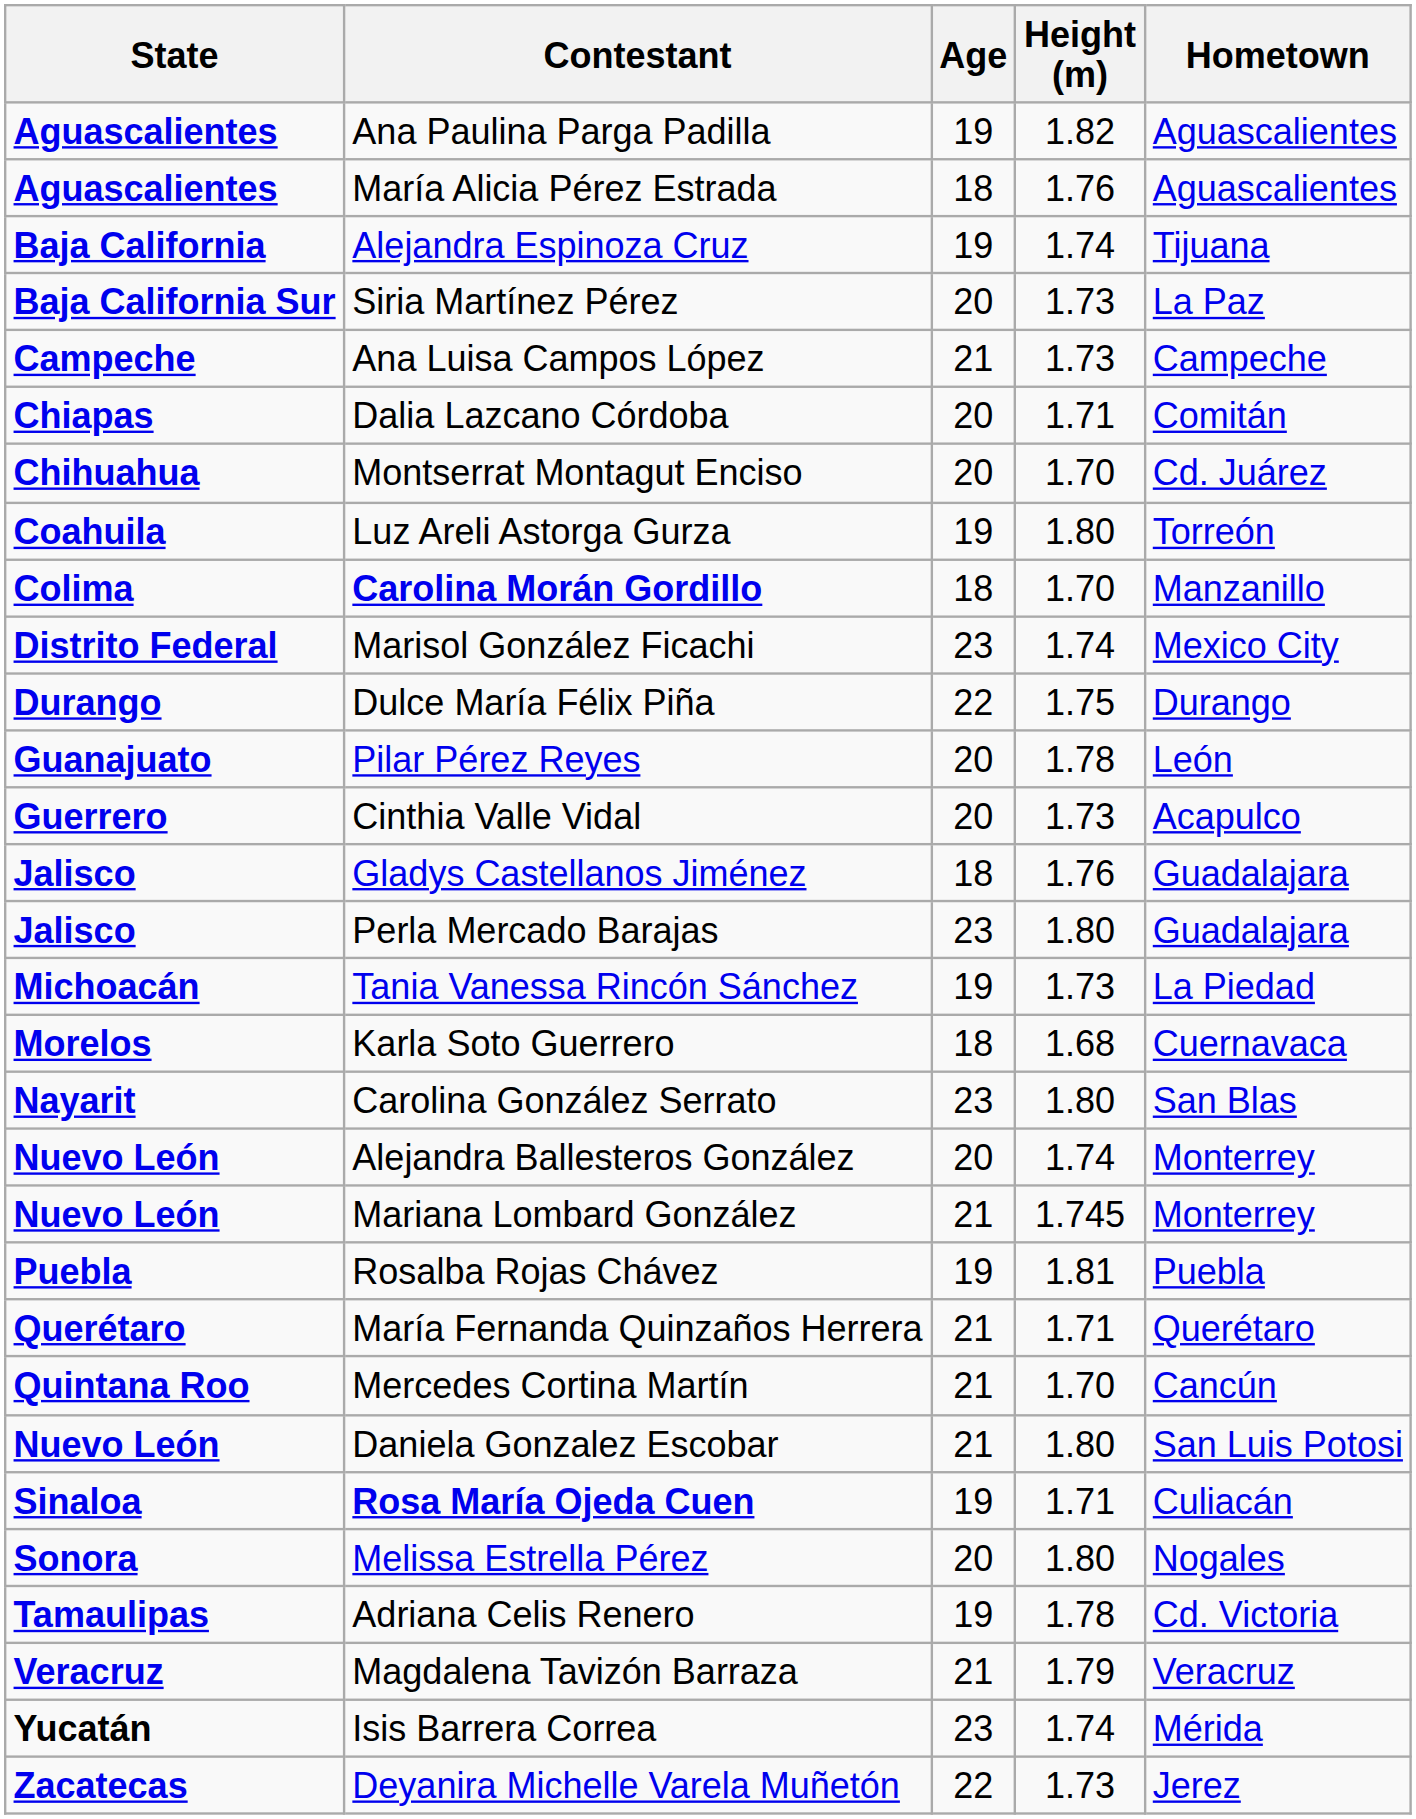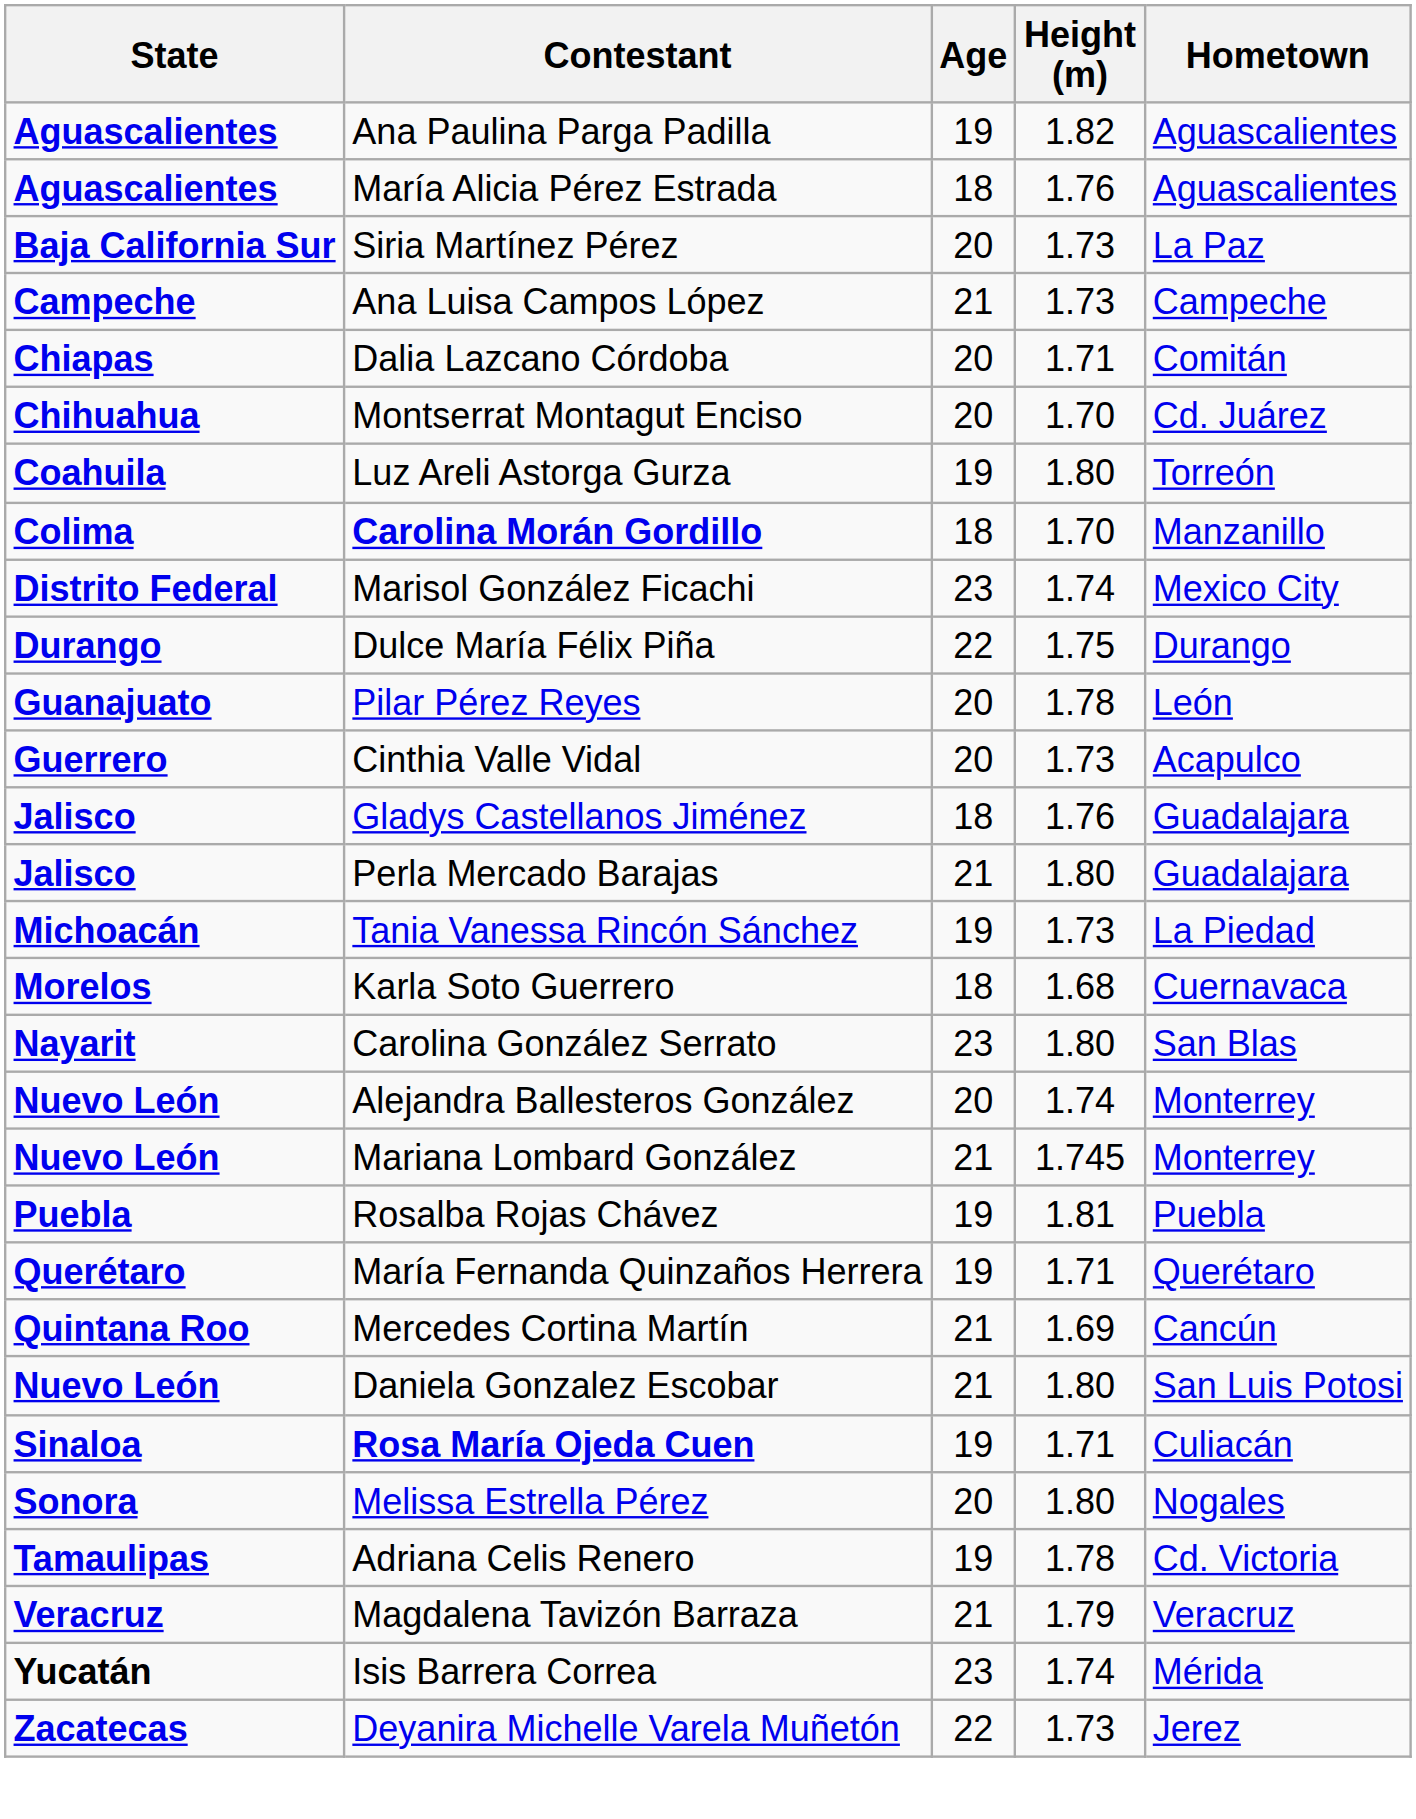- row: (550, 245)
(973, 930) 23 -> (973, 873) 21
(973, 1329) 21 -> (973, 1272) 19
(1080, 1386) 1.70 -> (1080, 1329) 1.69
